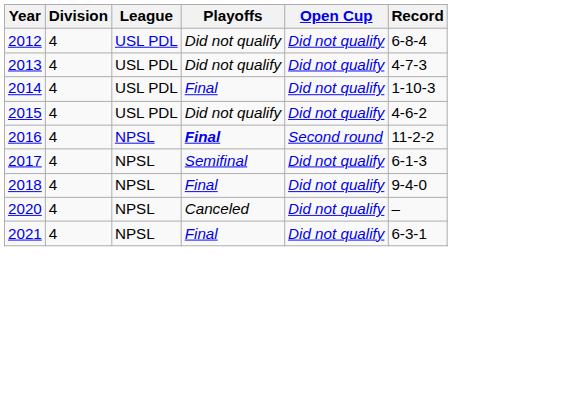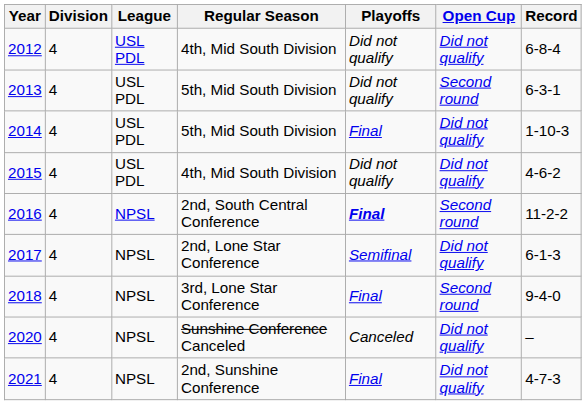+ column: (261, 16)
(336, 64) Did not qualify -> (465, 90) Second round
(409, 64) 4-7-3 -> (543, 90) 6-3-1
(336, 185) Did not qualify -> (465, 296) Second round
(409, 233) 6-3-1 -> (543, 378) 4-7-3
